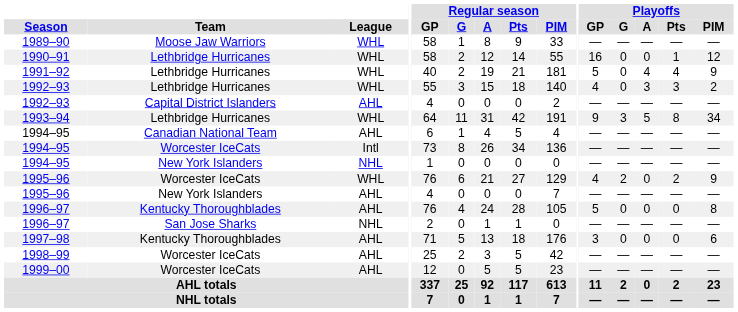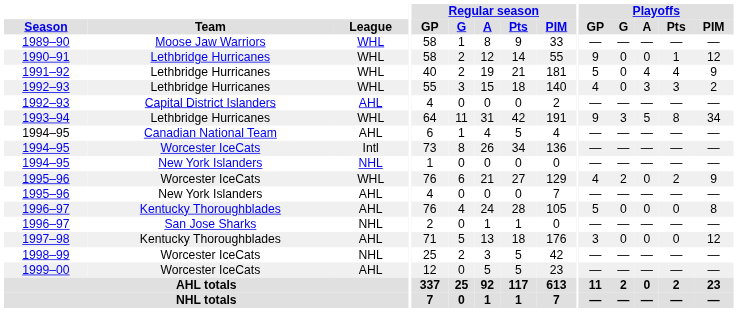(595, 57) 16 -> (595, 57) 9
(714, 239) 6 -> (714, 239) 12
(371, 254) AHL -> (371, 254) NHL
